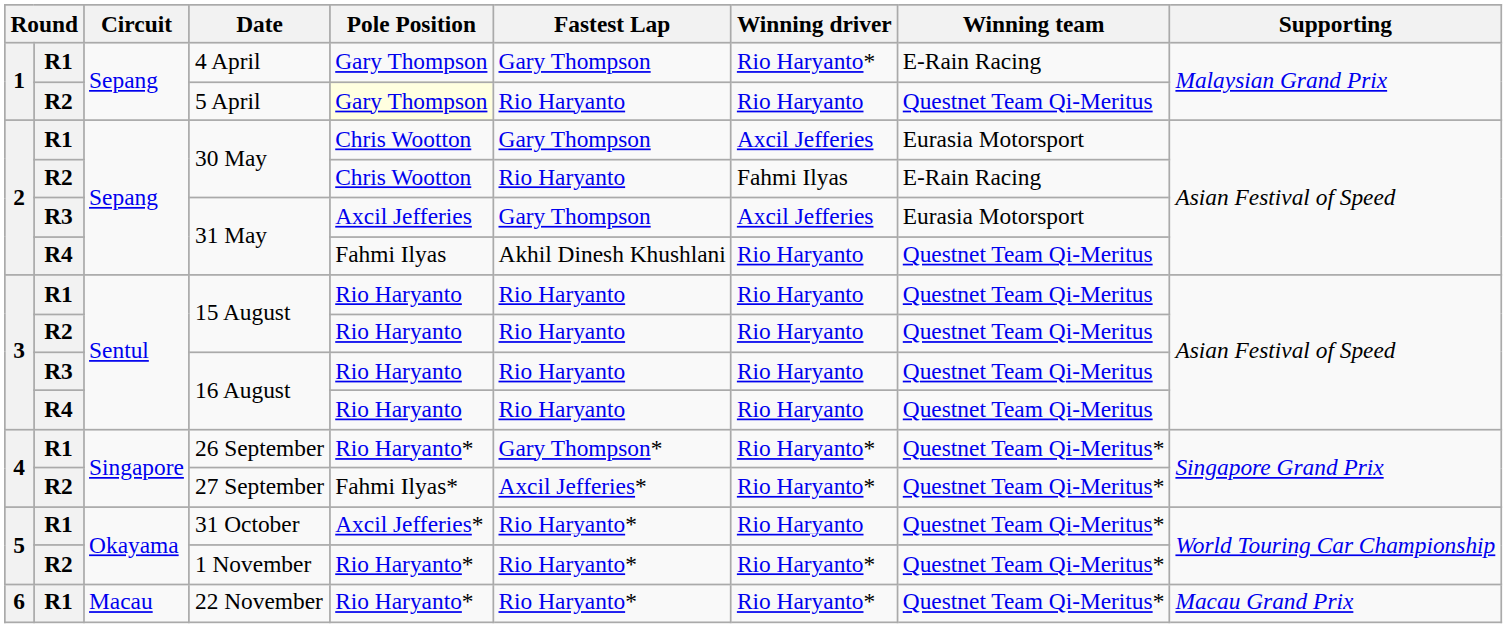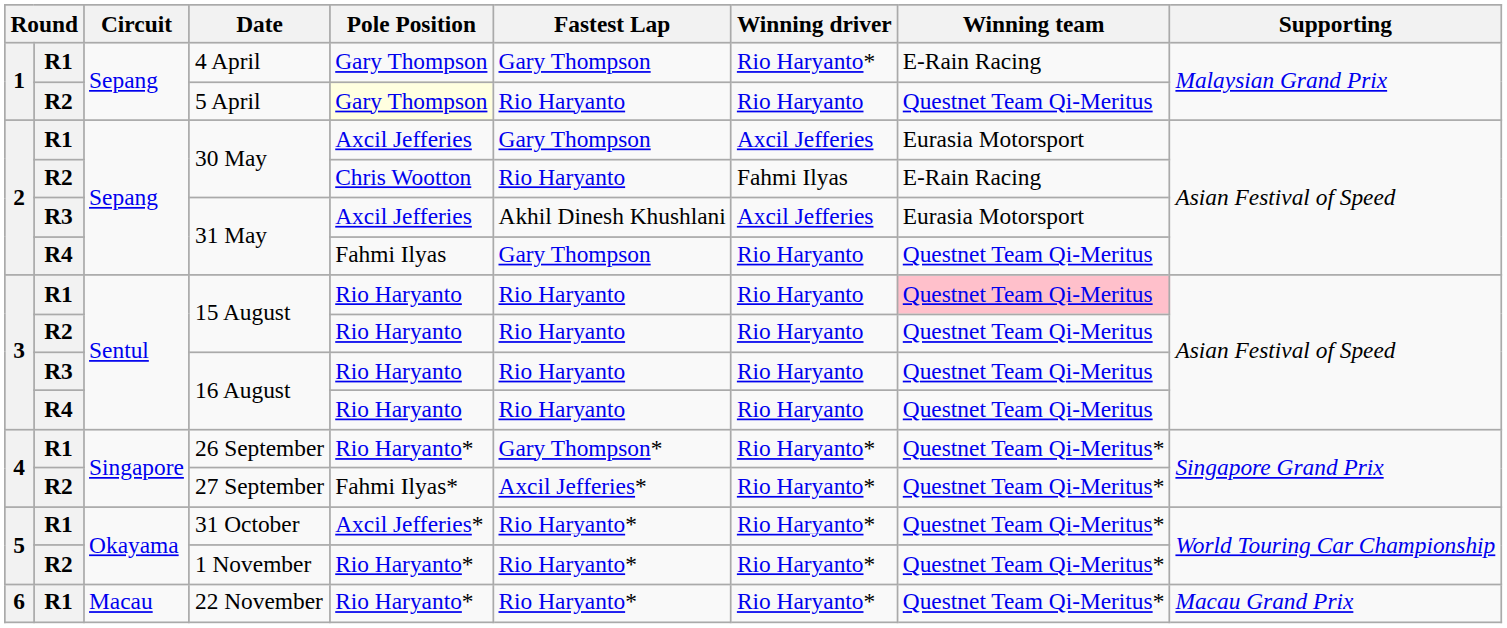(403, 139) Chris Wootton -> (404, 139) Axcil Jefferies
(575, 216) Gary Thompson -> (612, 216) Akhil Dinesh Khushlani
(612, 254) Akhil Dinesh Khushlani -> (575, 254) Gary Thompson
(1028, 293) no background -> (1028, 293) pink background
(800, 525) Rio Haryanto -> (806, 525) Rio Haryanto*
